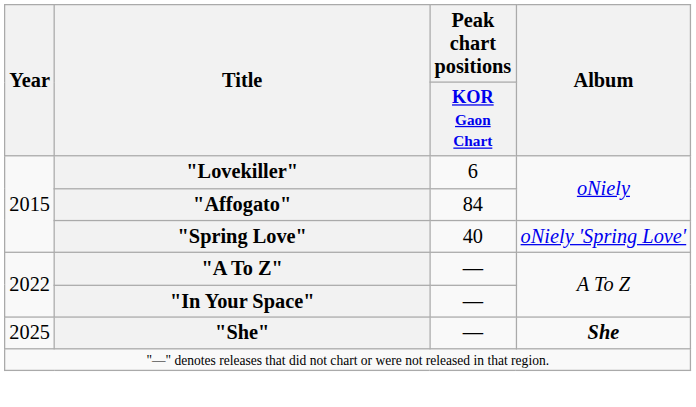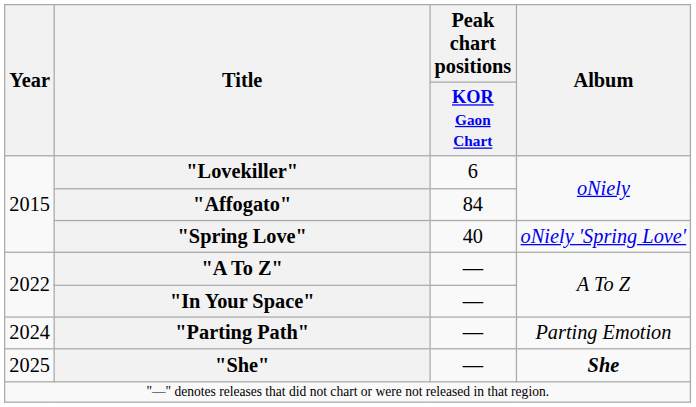+ row: (242, 333)
